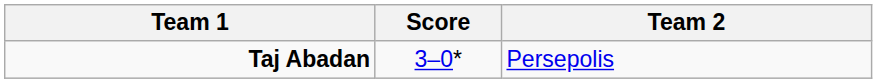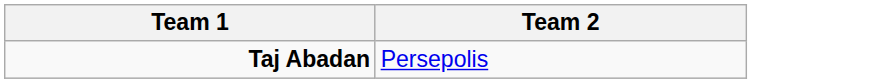- column: (438, 22)
